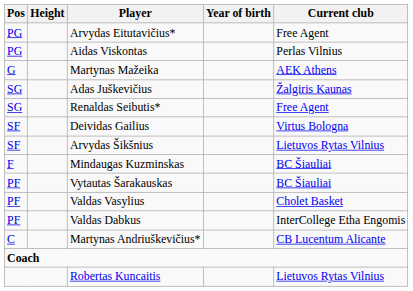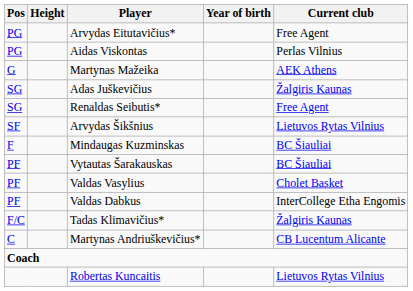- row: (110, 126)
+ row: (117, 220)
